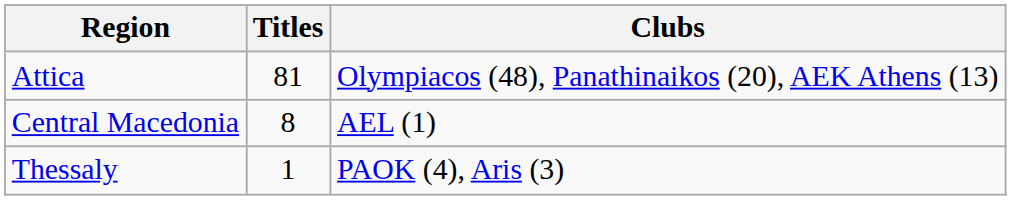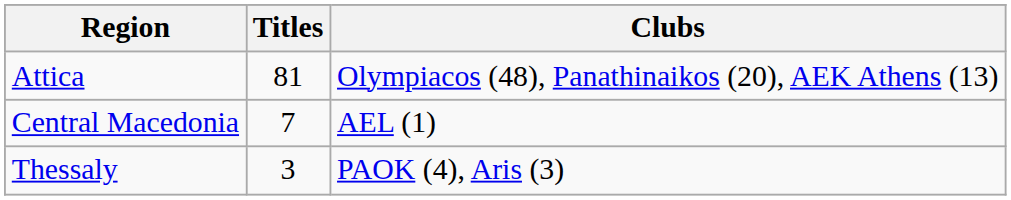(288, 122) 8 -> (288, 122) 7
(288, 169) 1 -> (288, 169) 3
